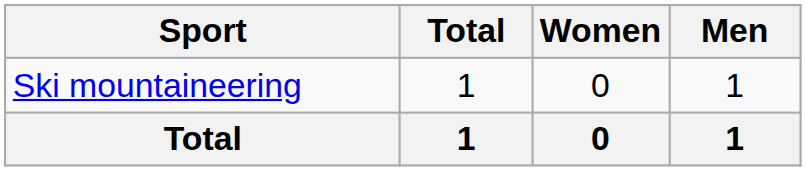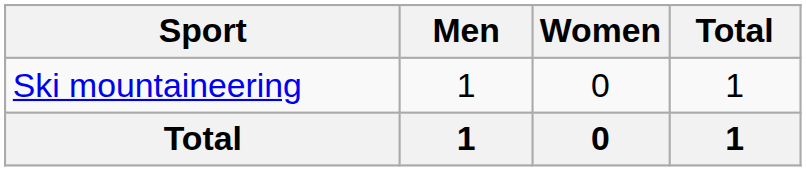columns swapped: (735, 31) <-> (466, 31)
